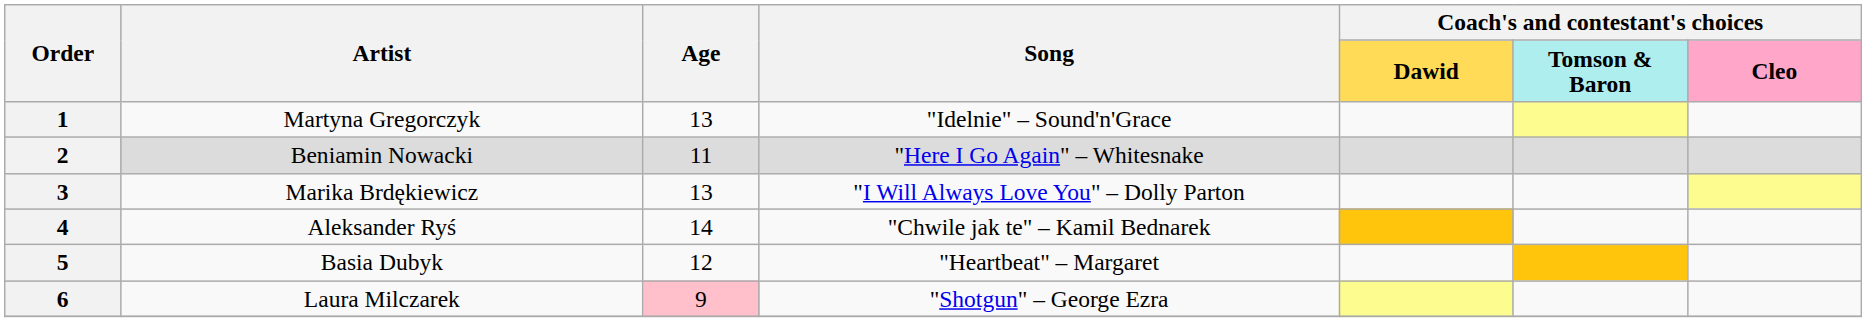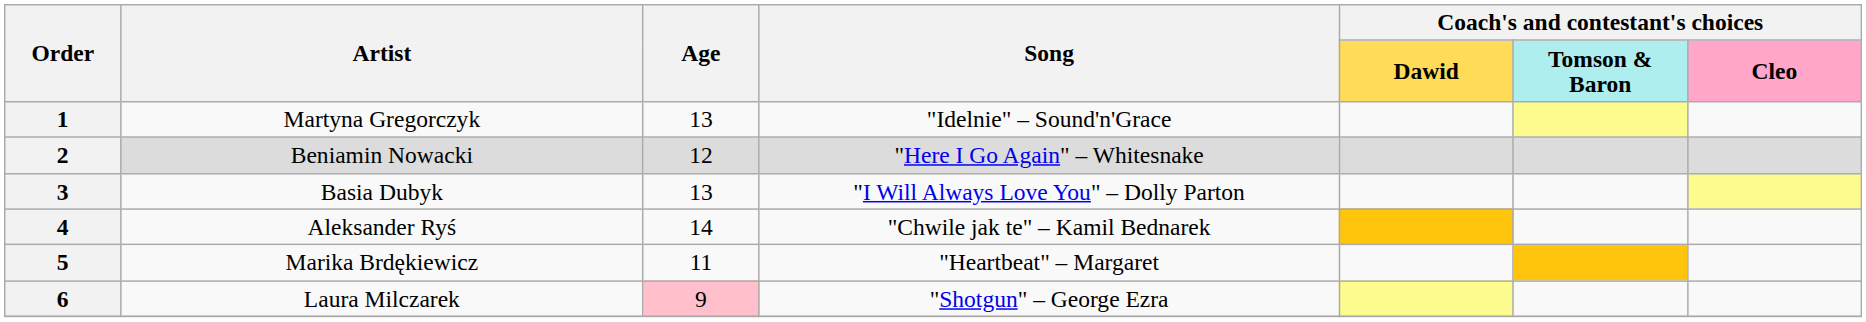(701, 155) 11 -> (701, 155) 12
(382, 191) Marika Brdękiewicz -> (382, 191) Basia Dubyk
(382, 263) Basia Dubyk -> (382, 263) Marika Brdękiewicz
(701, 263) 12 -> (701, 263) 11
